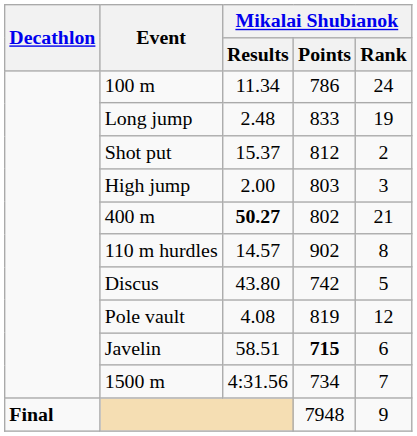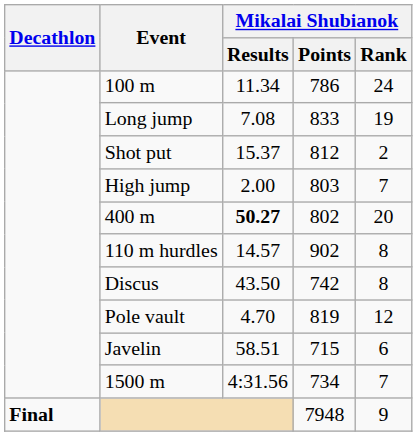(258, 119) 2.48 -> (258, 119) 7.08
(384, 185) 3 -> (384, 185) 7
(384, 217) 21 -> (384, 217) 20
(258, 283) 43.80 -> (258, 283) 43.50
(384, 283) 5 -> (384, 283) 8
(258, 316) 4.08 -> (258, 316) 4.70
(325, 349) bold -> (325, 349) normal
